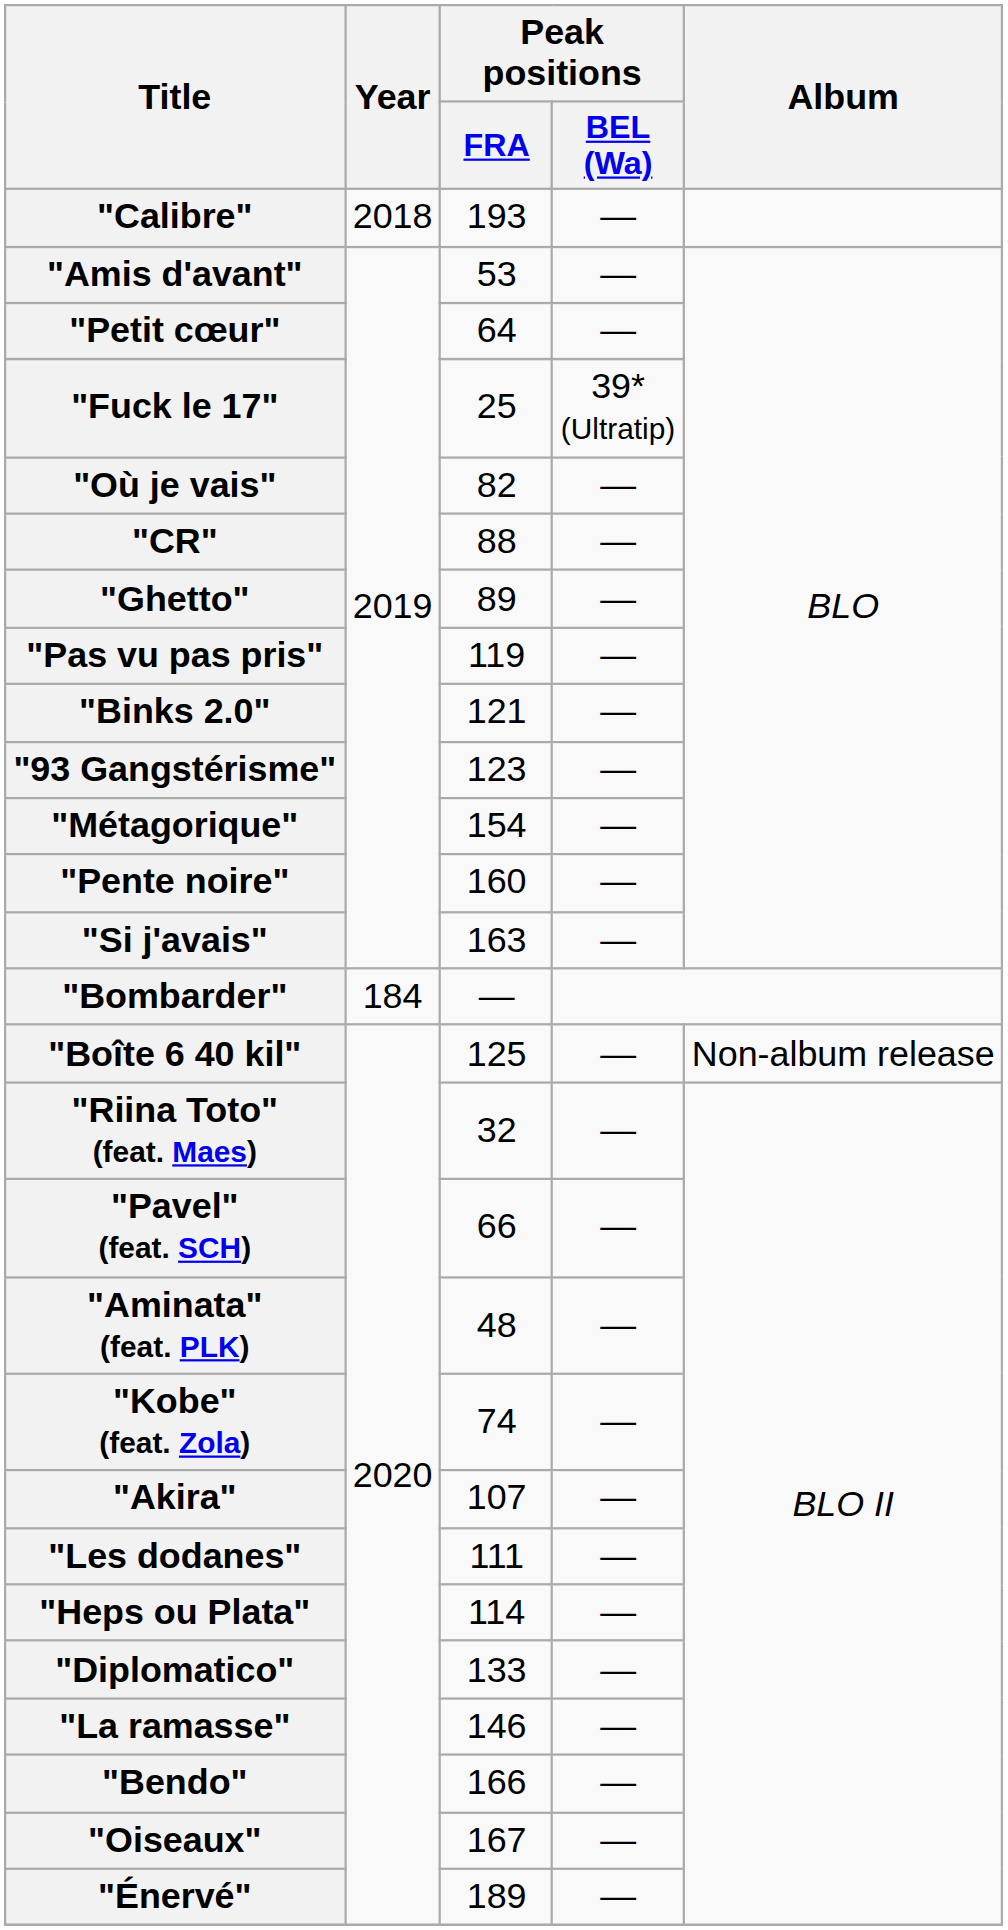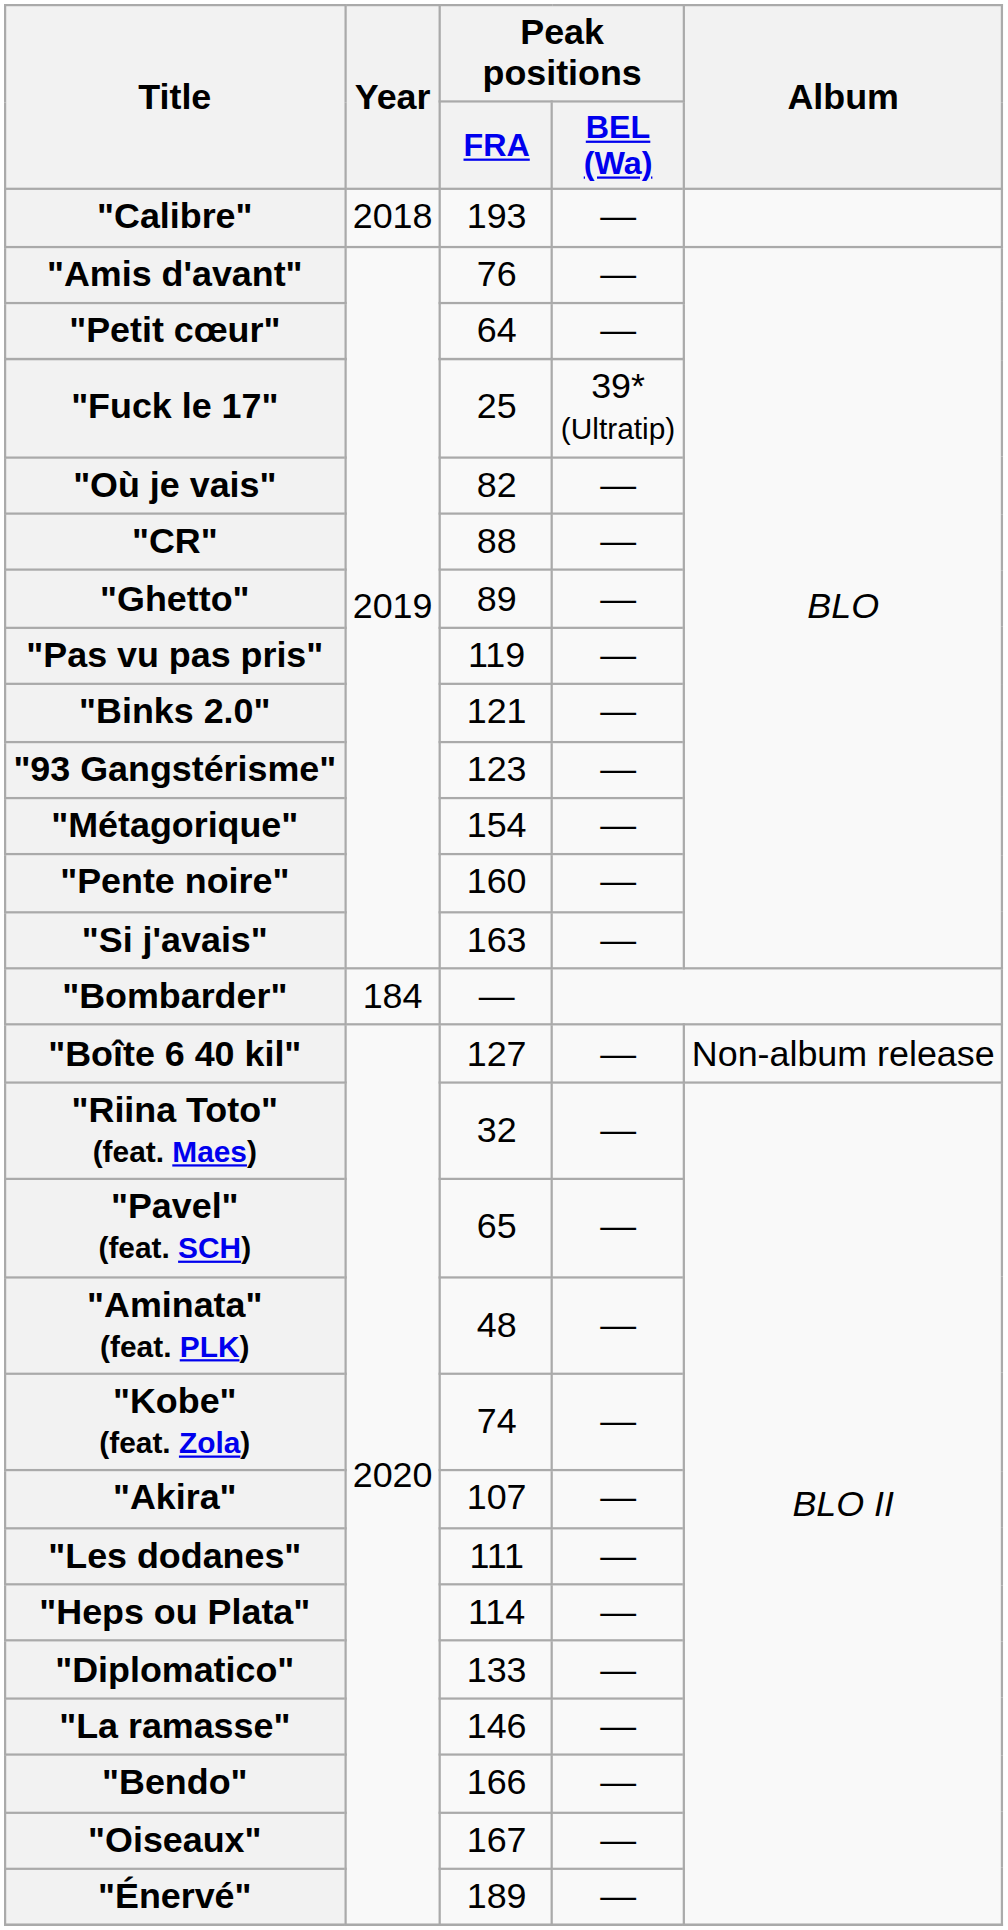(497, 273) 53 -> (497, 273) 76
(497, 1052) 125 -> (497, 1052) 127
(497, 1227) 66 -> (497, 1227) 65
